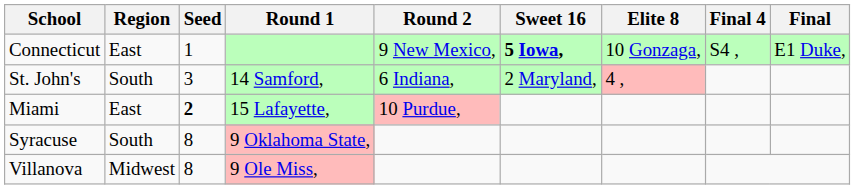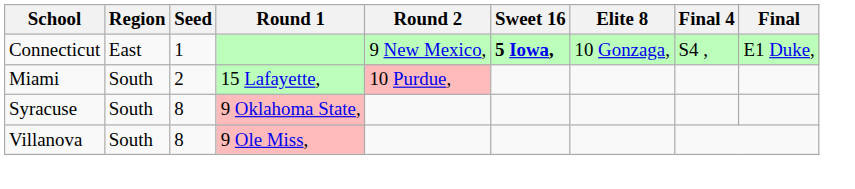- row: (45, 79)
(125, 109) East -> (131, 79) South
(188, 109) bold -> (179, 79) normal
(142, 169) Midwest -> (131, 139) South
